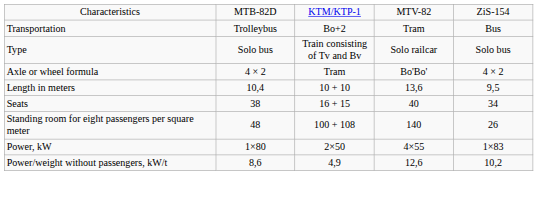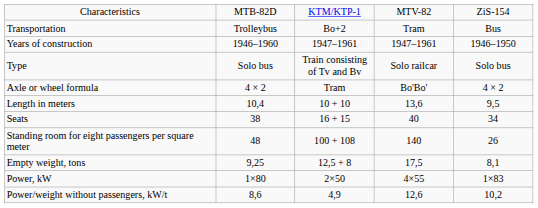+ row: (50, 44)
+ row: (46, 163)
